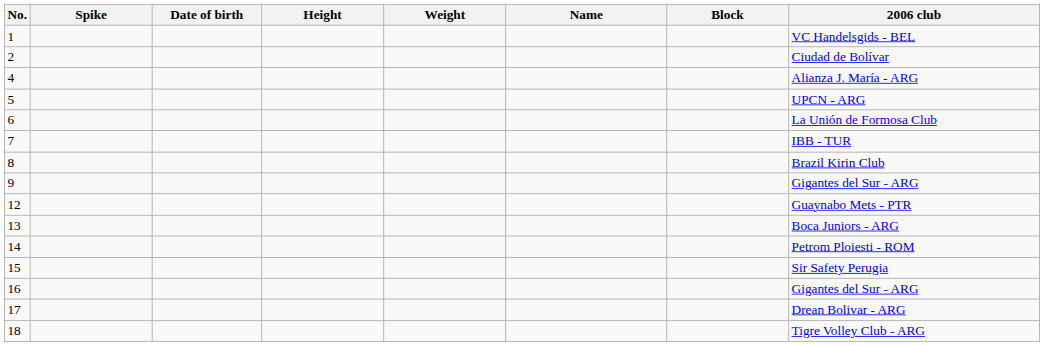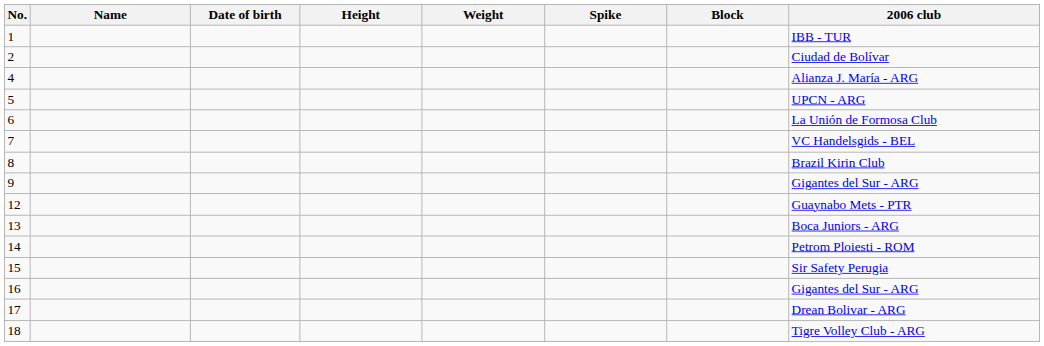columns swapped: (586, 15) <-> (91, 15)
(853, 36) VC Handelsgids - BEL -> (821, 36) IBB - TUR
(821, 141) IBB - TUR -> (853, 141) VC Handelsgids - BEL
